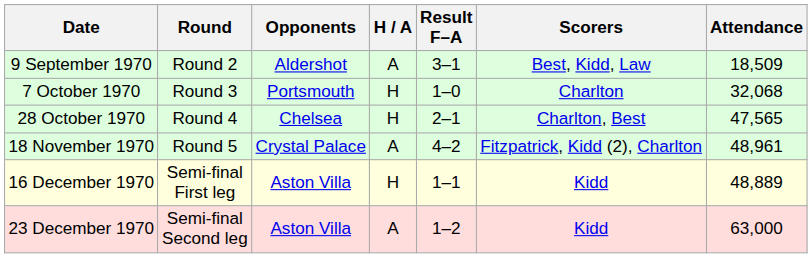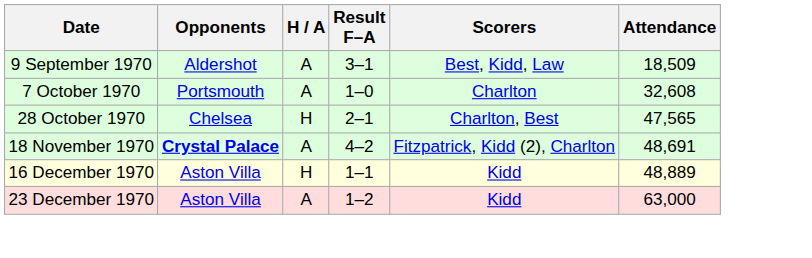- column: (205, 27)
(393, 91) H -> (306, 91) A
(757, 91) 32,068 -> (670, 91) 32,608
(311, 145) normal -> (221, 145) bold
(757, 145) 48,961 -> (670, 145) 48,691
